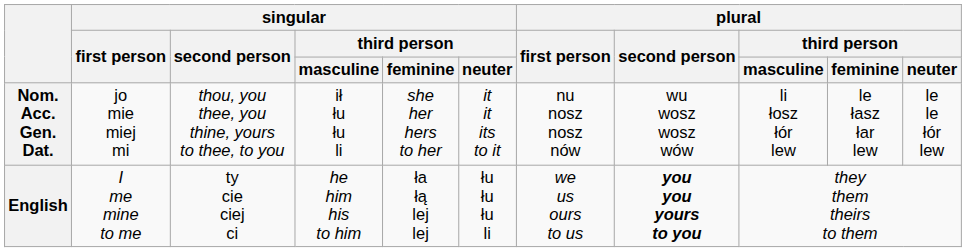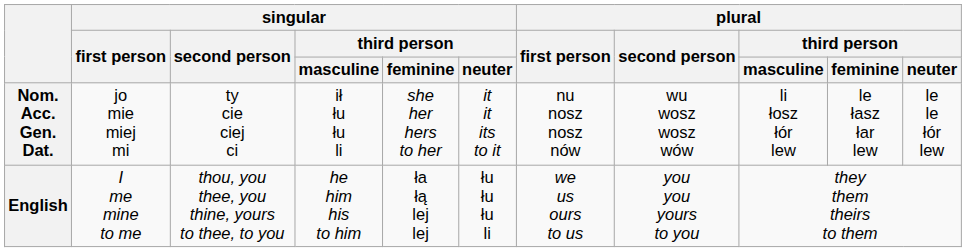(232, 123) thou, you thee, you thine, yours to thee, to you -> (232, 123) ty cie ciej ci
(232, 205) ty cie ciej ci -> (232, 205) thou, you thee, you thine, yours to thee, to you
(677, 205) bold -> (677, 205) normal
